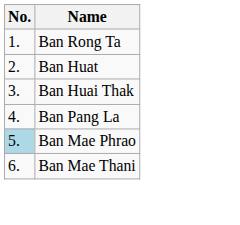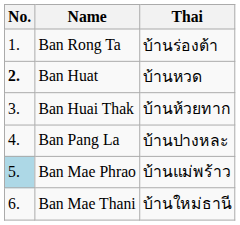+ column: (187, 16)
(14, 66) normal -> (14, 76) bold
